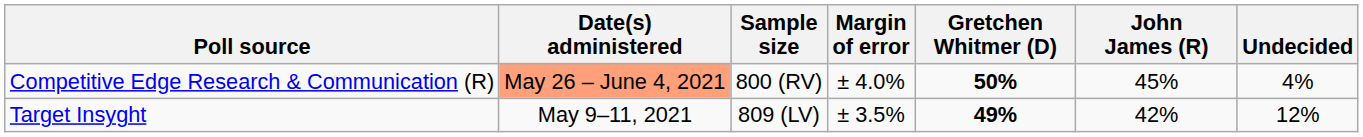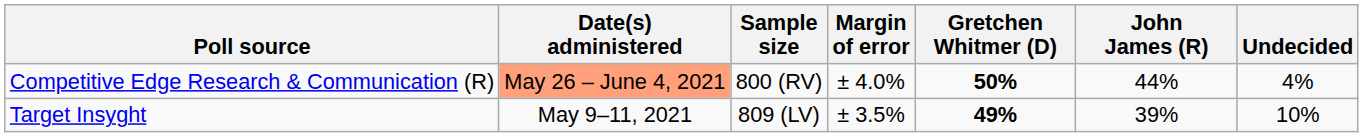(1157, 81) 45% -> (1157, 81) 44%
(1157, 115) 42% -> (1157, 115) 39%
(1298, 115) 12% -> (1298, 115) 10%
